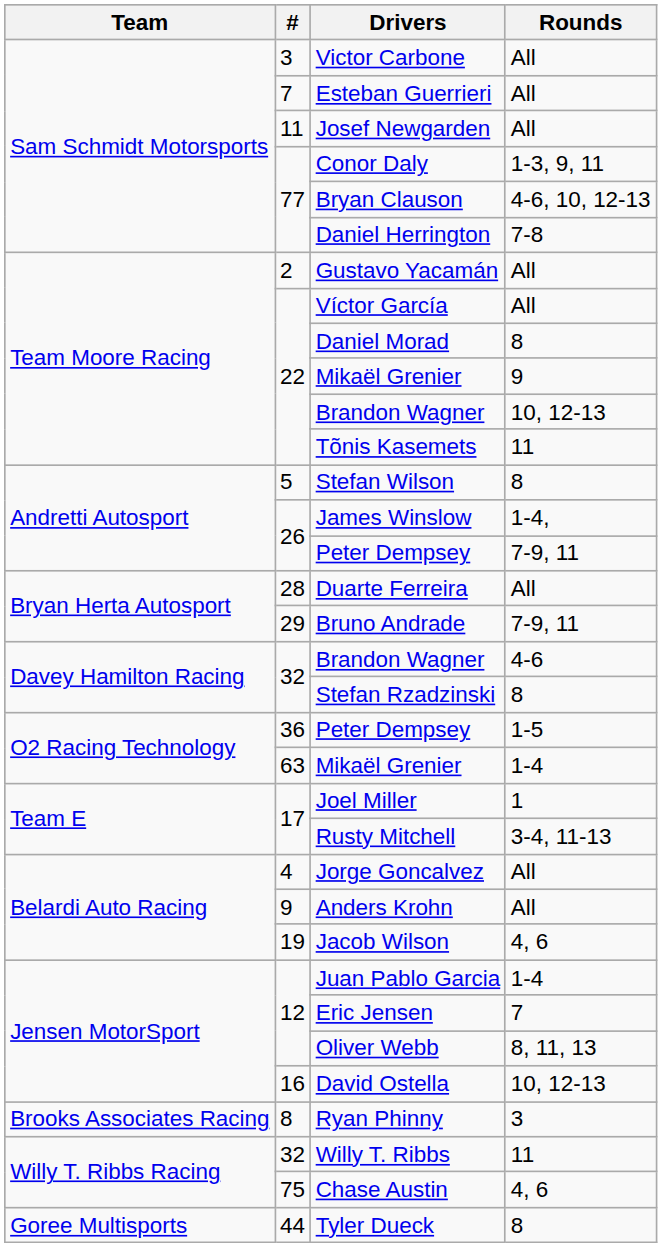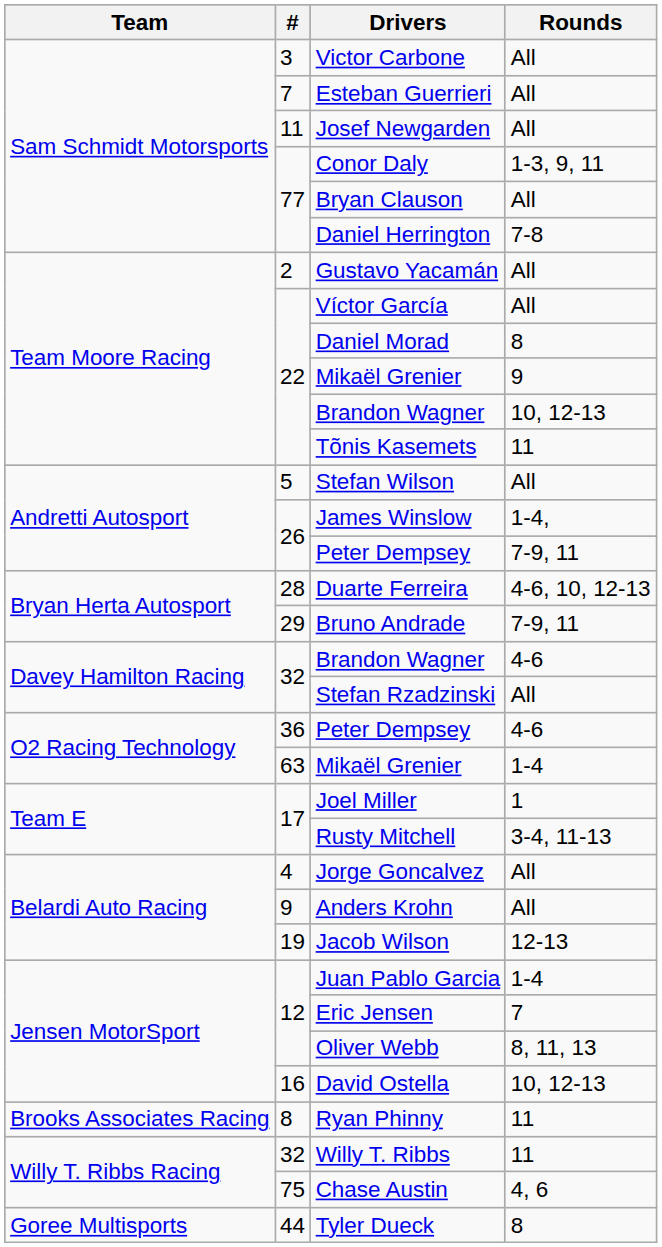(581, 199) 4-6, 10, 12-13 -> (523, 199) All
(517, 482) 8 -> (523, 482) All
(523, 588) All -> (581, 588) 4-6, 10, 12-13
(517, 694) 8 -> (523, 694) All
(527, 730) 1-5 -> (527, 730) 4-6
(530, 942) 4, 6 -> (540, 942) 12-13
(517, 1119) 3 -> (522, 1119) 11
